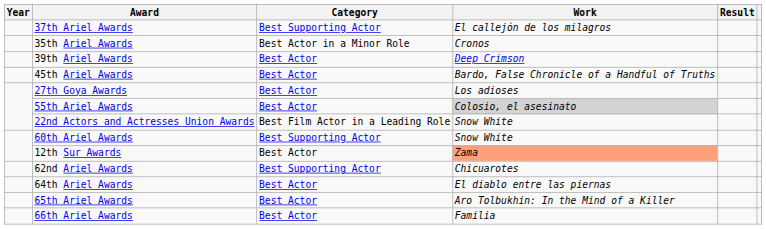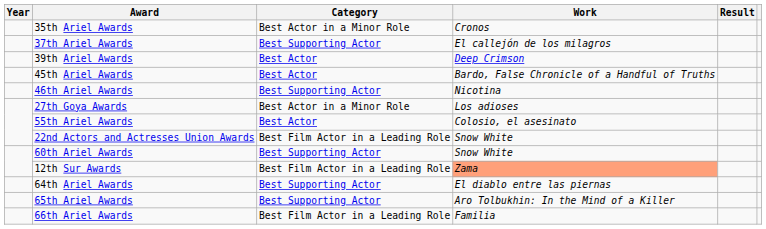rows swapped: (84, 44) <-> (84, 28)
+ row: (84, 91)
(288, 91) Best Actor -> (334, 106) Best Actor in a Minor Role
(516, 106) lightgrey background -> (516, 122) no background
(288, 153) Best Actor -> (355, 169) Best Film Actor in a Leading Role
- row: (84, 169)
(288, 185) Best Actor -> (320, 185) Best Supporting Actor
(288, 200) Best Actor -> (320, 200) Best Supporting Actor
(288, 216) Best Actor -> (355, 216) Best Film Actor in a Leading Role
